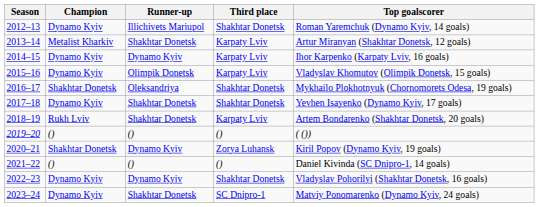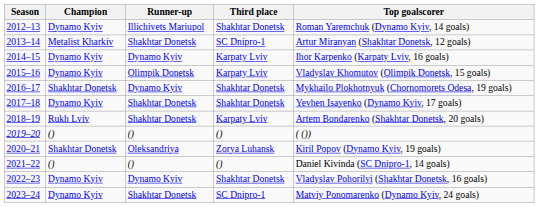(242, 42) Karpaty Lviv -> (241, 42) SC Dnipro-1
(153, 88) Oleksandriya -> (155, 88) Dynamo Kyiv
(155, 149) Dynamo Kyiv -> (153, 149) Oleksandriya
